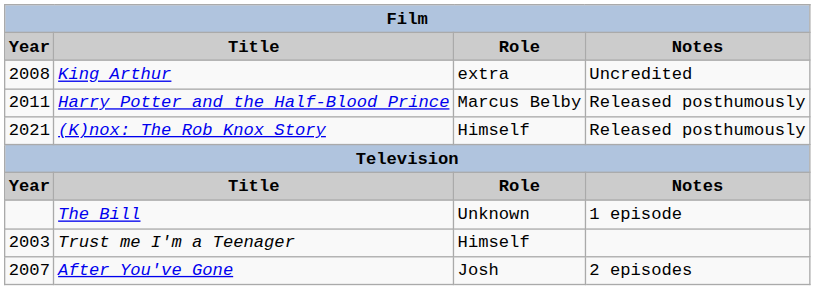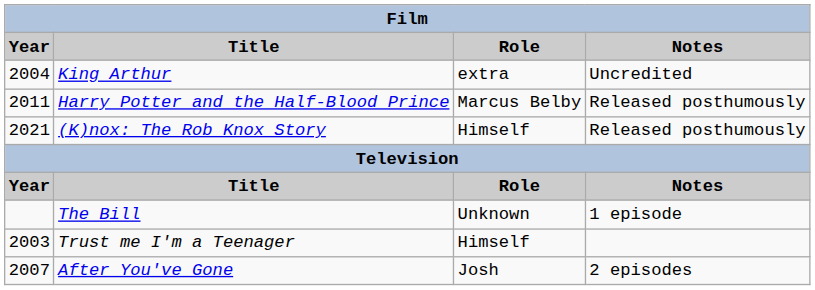(29, 75) 2008 -> (29, 75) 2004
